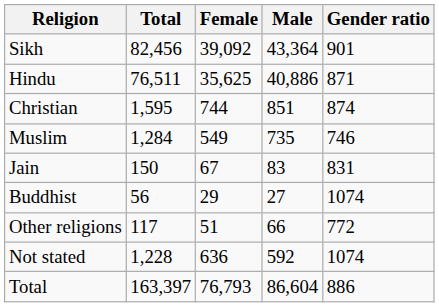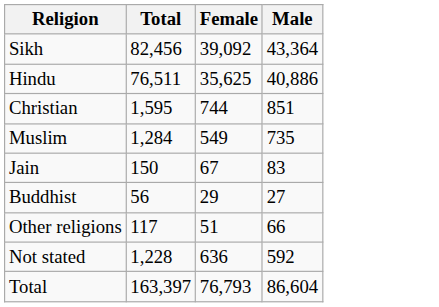- column: (378, 19)
